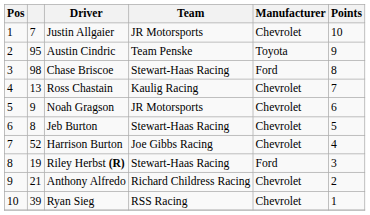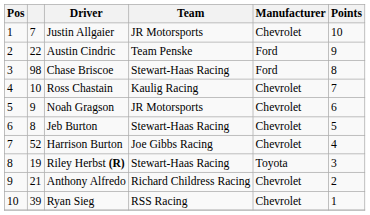(36, 50) 95 -> (36, 50) 22
(272, 50) Toyota -> (267, 50) Ford
(36, 88) 13 -> (36, 88) 10
(267, 162) Ford -> (272, 162) Toyota
